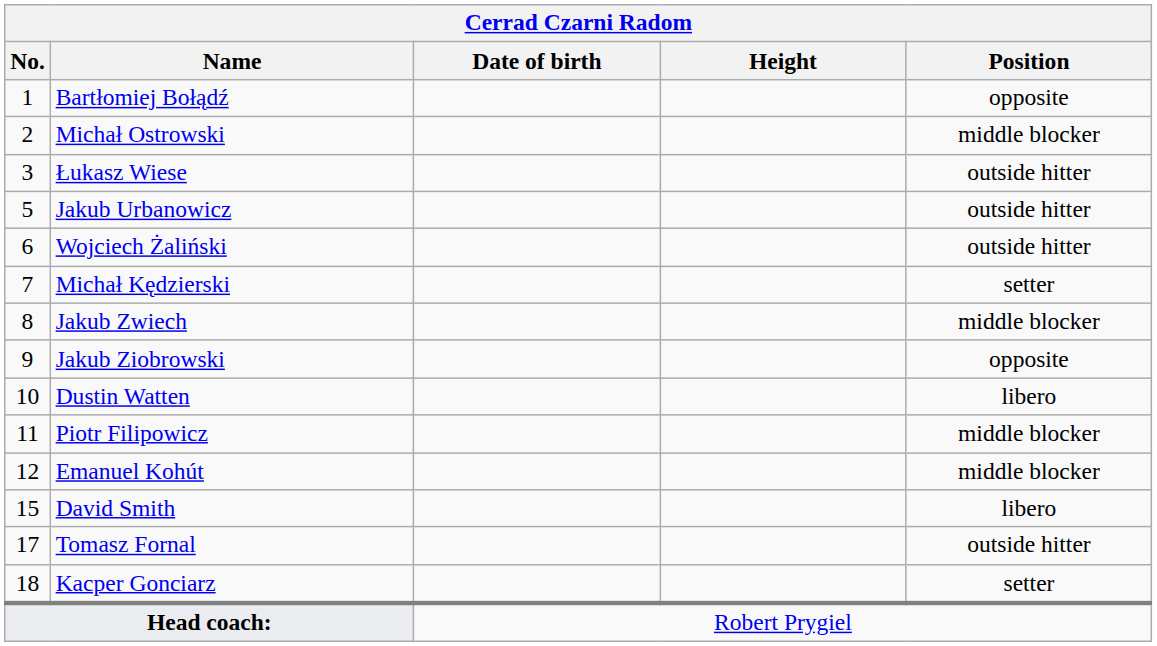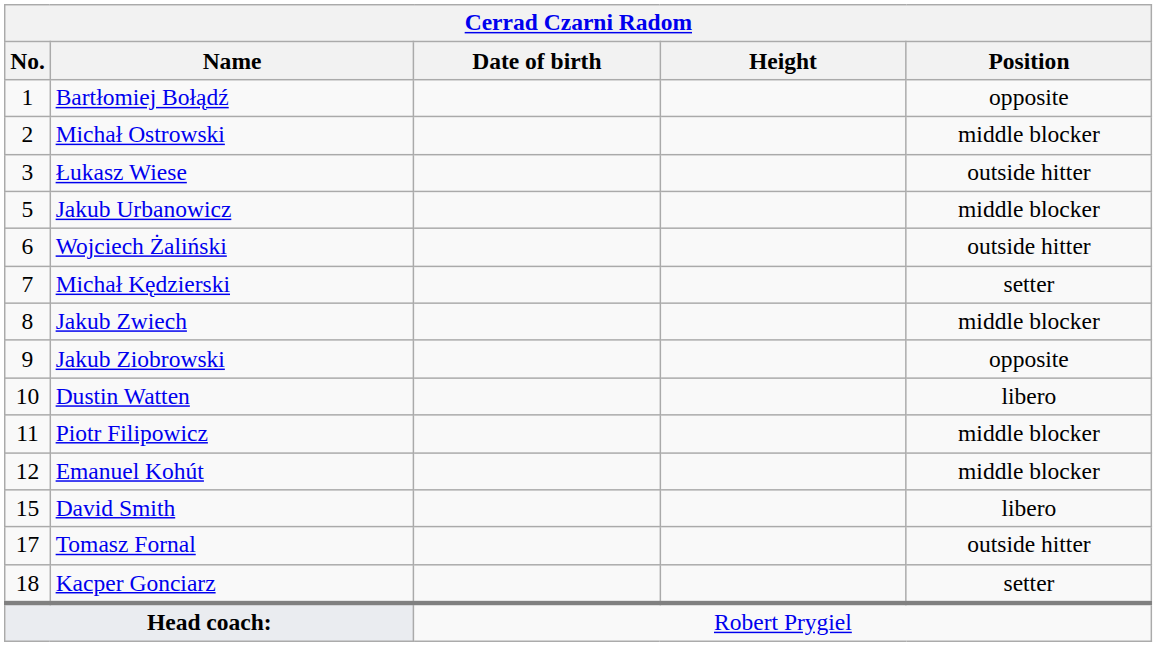(1029, 209) outside hitter -> (1029, 209) middle blocker
